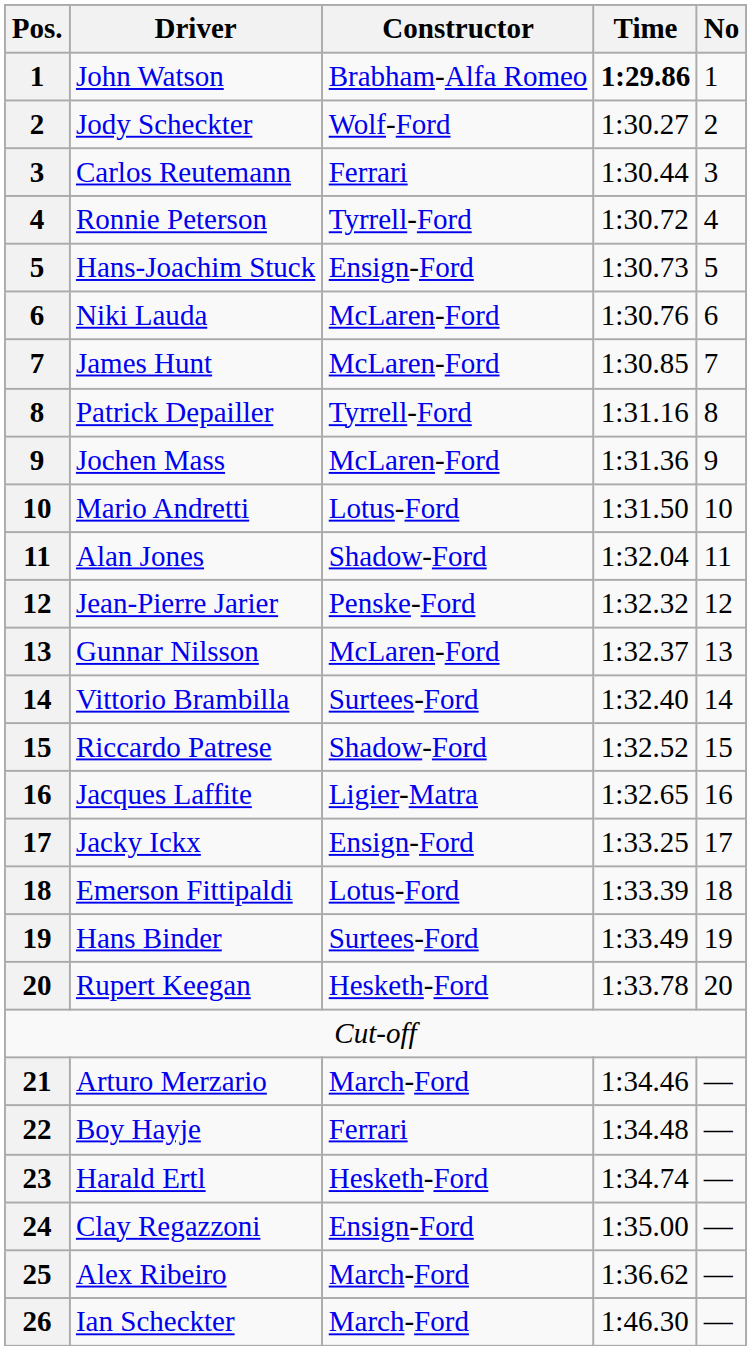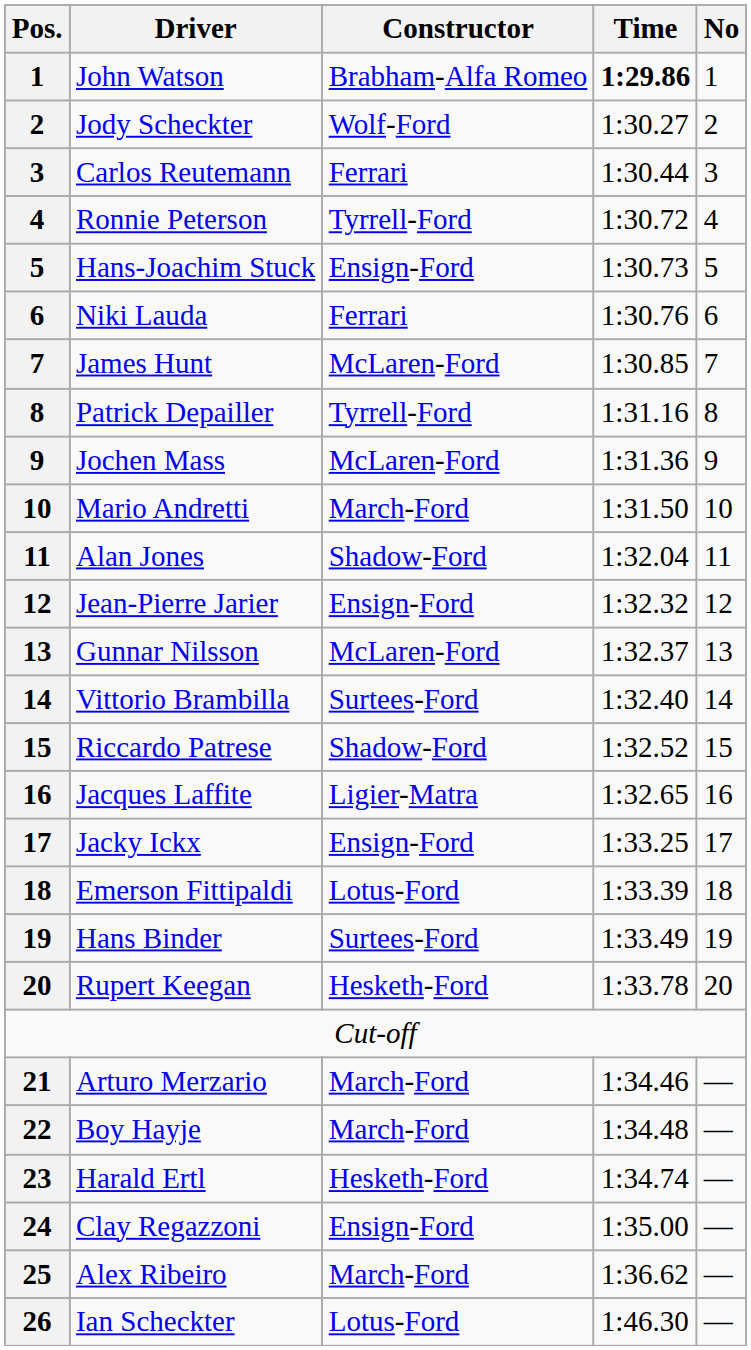(414, 315) McLaren-Ford -> (368, 315) Ferrari
(394, 507) Lotus-Ford -> (399, 507) March-Ford
(402, 603) Penske-Ford -> (401, 603) Ensign-Ford
(368, 1129) Ferrari -> (399, 1129) March-Ford
(399, 1321) March-Ford -> (394, 1321) Lotus-Ford
